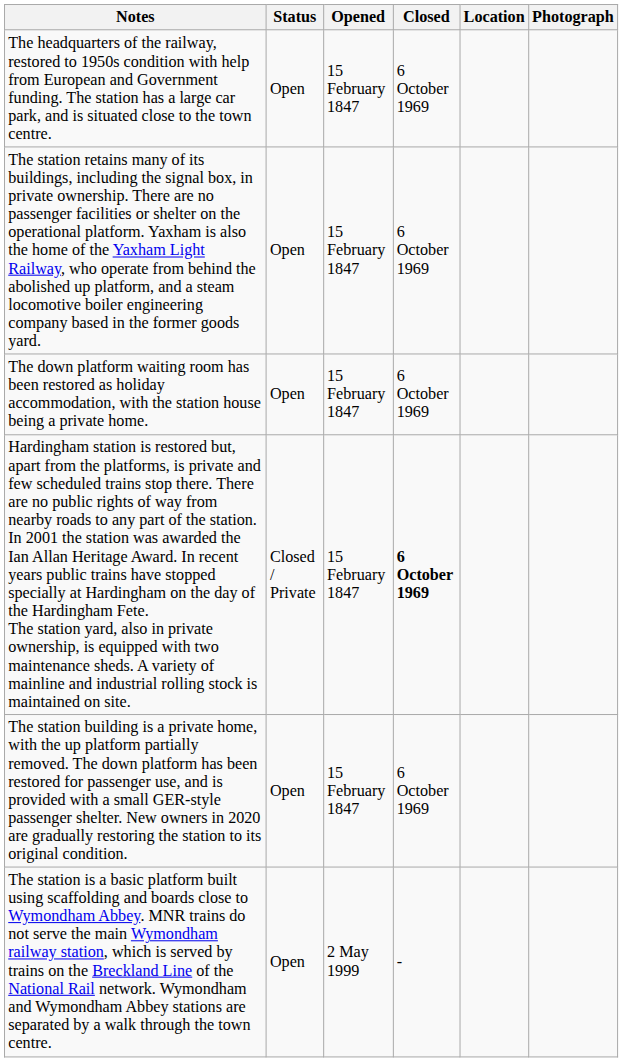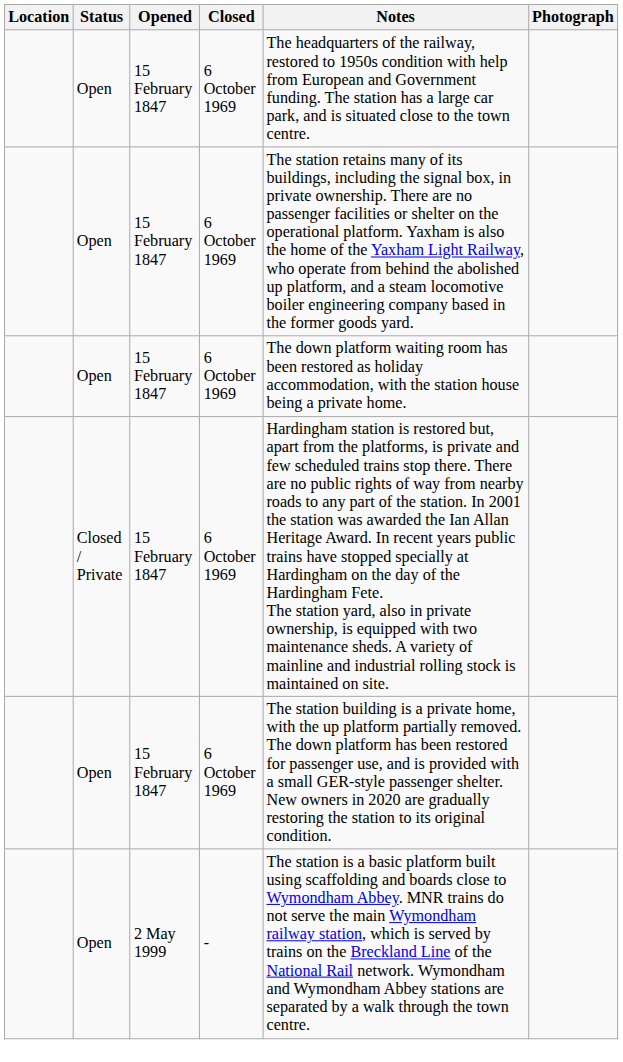columns swapped: (494, 17) <-> (135, 17)
(425, 574) bold -> (230, 556) normal
